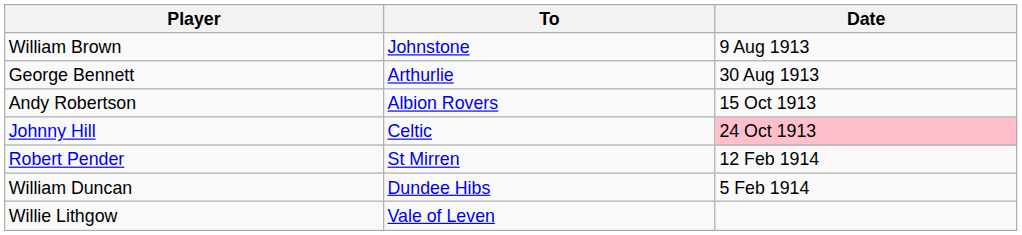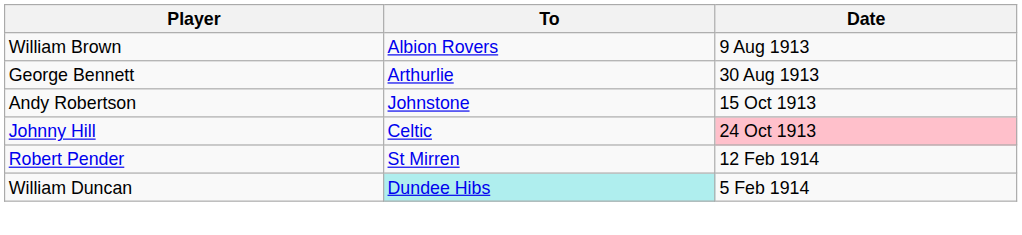(429, 47) Johnstone -> (443, 47) Albion Rovers
(443, 103) Albion Rovers -> (429, 103) Johnstone
(439, 188) no background -> (439, 188) paleturquoise background
- row: (63, 216)
